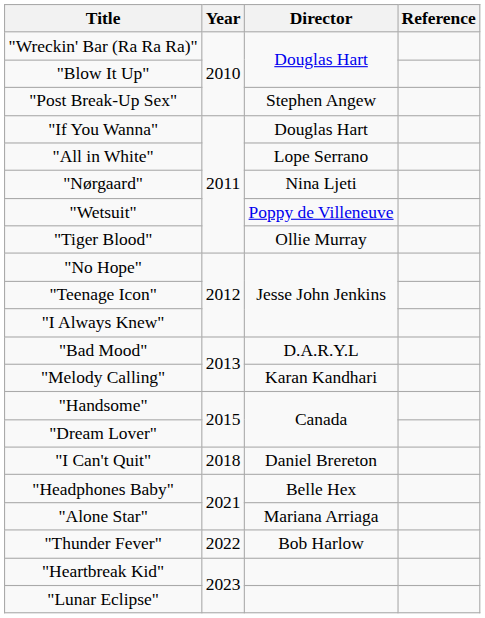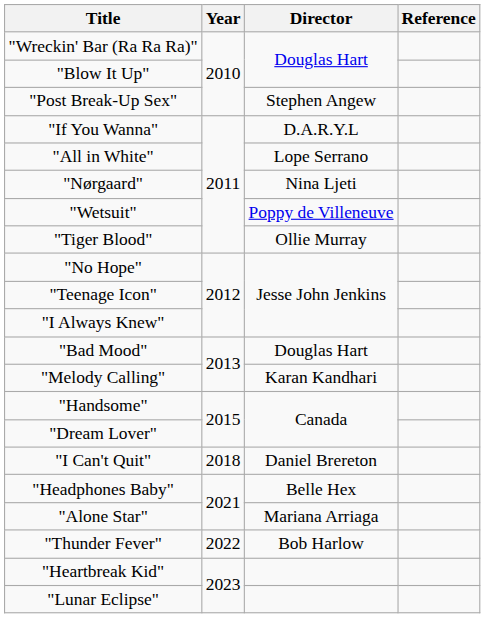(321, 128) Douglas Hart -> (321, 128) D.A.R.Y.L
(321, 350) D.A.R.Y.L -> (321, 350) Douglas Hart
